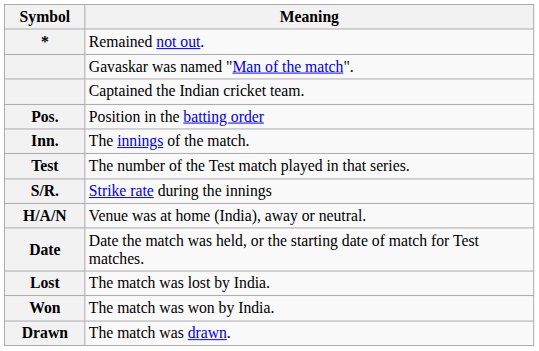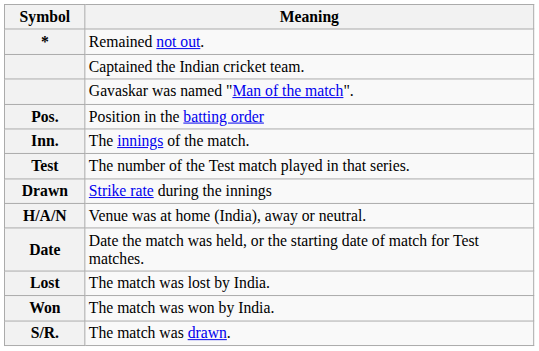rows swapped: (221, 66) <-> (197, 91)
(45, 191) S/R. -> (45, 191) Drawn
(45, 332) Drawn -> (45, 332) S/R.
